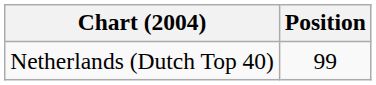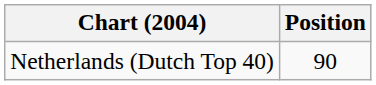(325, 60) 99 -> (325, 60) 90
